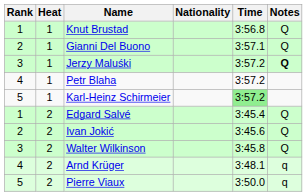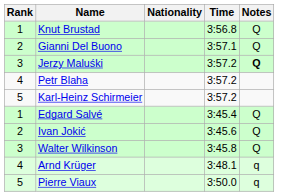- column: (50, 13)
(250, 98) lightgreen background -> (222, 98) no background
